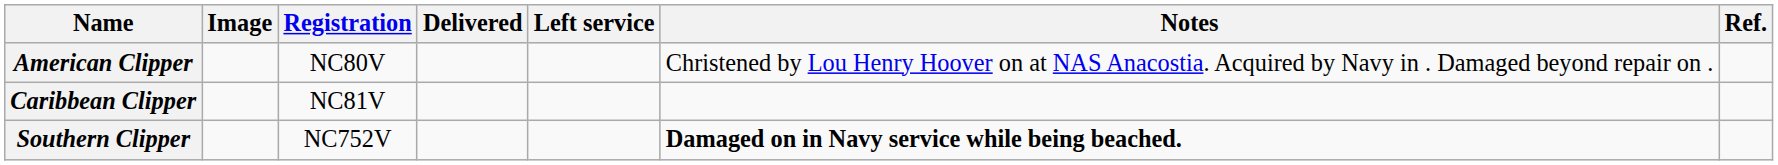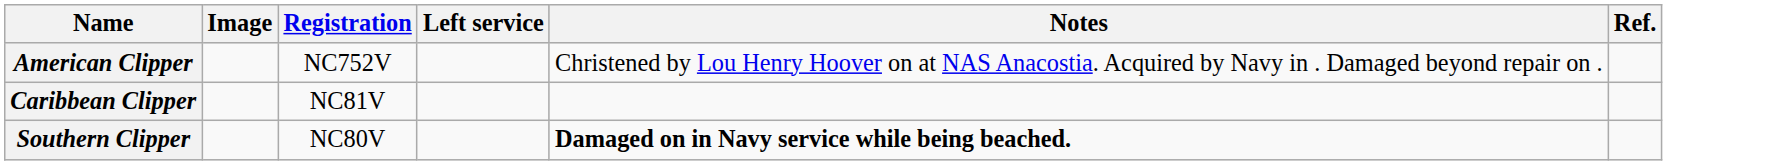- column: (473, 23)
(348, 62) NC80V -> (348, 62) NC752V
(348, 139) NC752V -> (348, 139) NC80V
